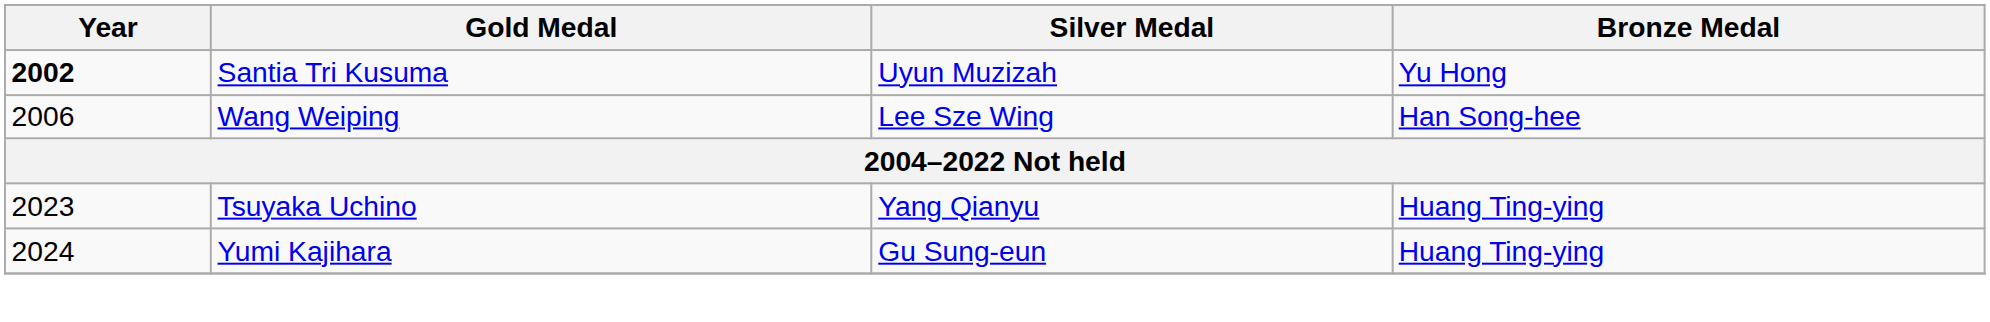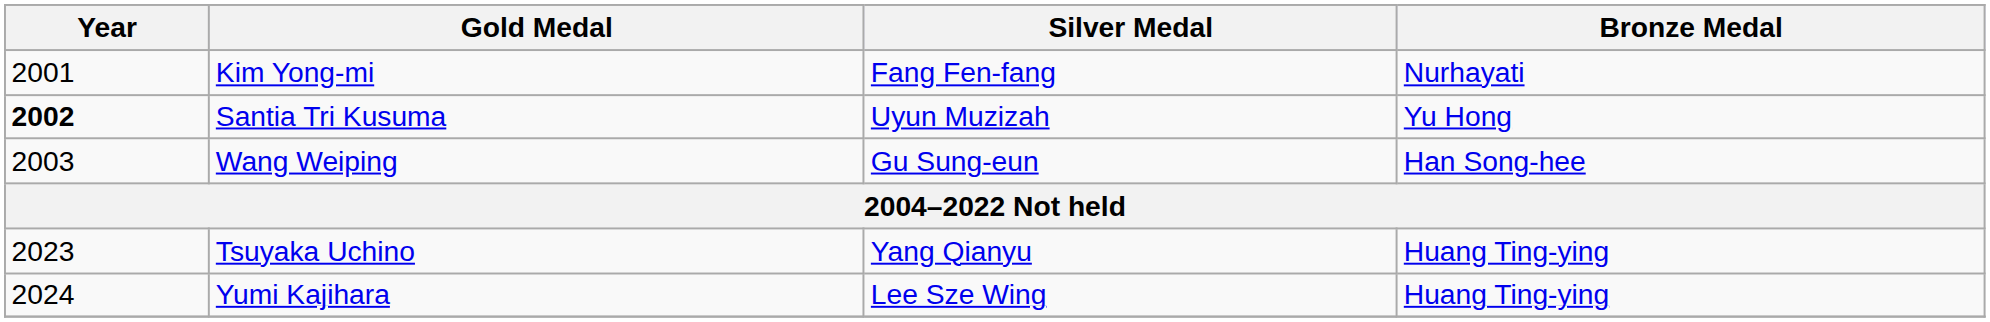+ row: (295, 72)
(43, 117) 2006 -> (43, 161) 2003
(966, 117) Lee Sze Wing -> (955, 161) Gu Sung-eun
(962, 251) Gu Sung-eun -> (959, 295) Lee Sze Wing
